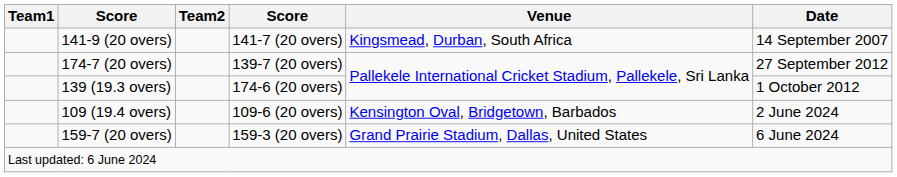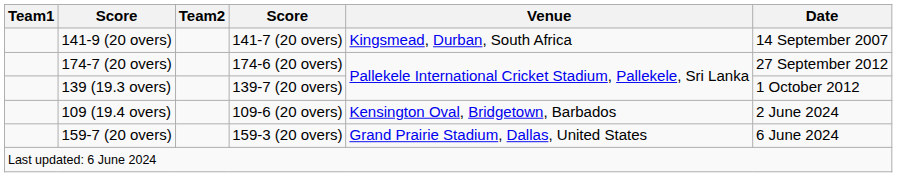(287, 64) 139-7 (20 overs) -> (287, 64) 174-6 (20 overs)
(287, 87) 174-6 (20 overs) -> (287, 87) 139-7 (20 overs)
